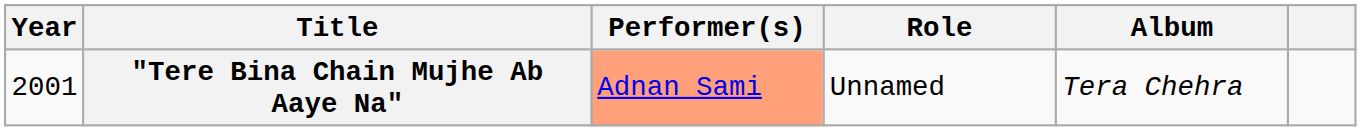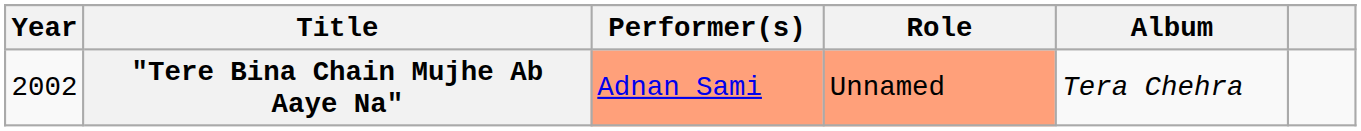(45, 88) 2001 -> (45, 88) 2002
(887, 88) no background -> (887, 88) lightsalmon background
